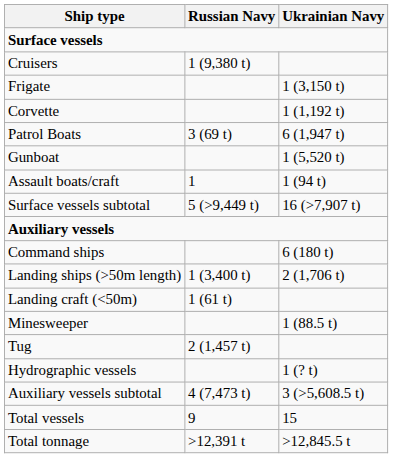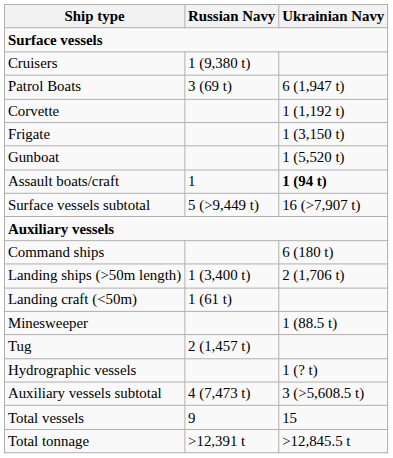rows swapped: (29, 87) <-> (44, 134)
(304, 181) normal -> (304, 181) bold
